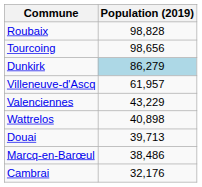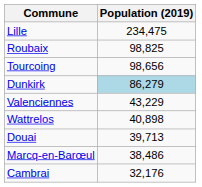+ row: (17, 31)
(147, 31) 98,828 -> (147, 48) 98,825
- row: (51, 84)
